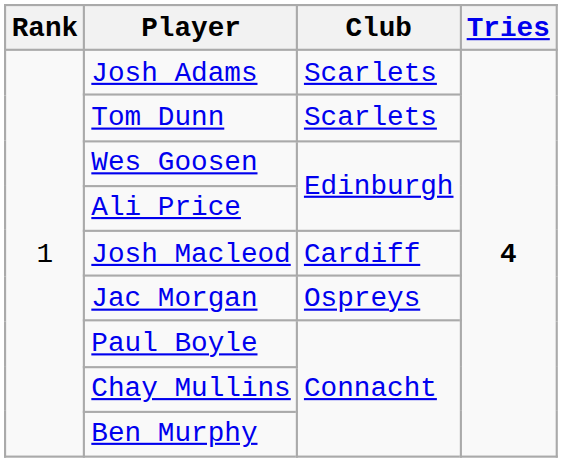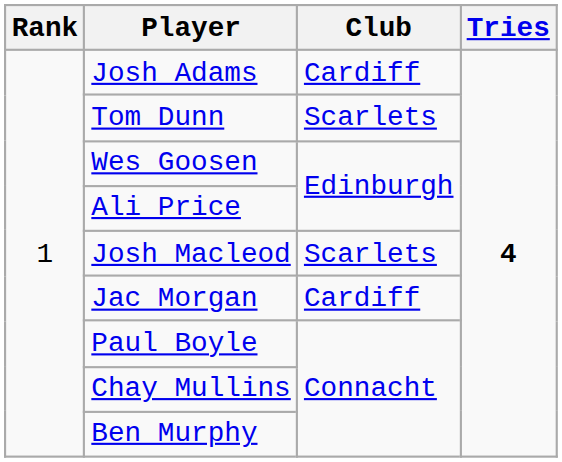(370, 73) Scarlets -> (362, 73) Cardiff
(362, 253) Cardiff -> (370, 253) Scarlets
(362, 298) Ospreys -> (362, 298) Cardiff
